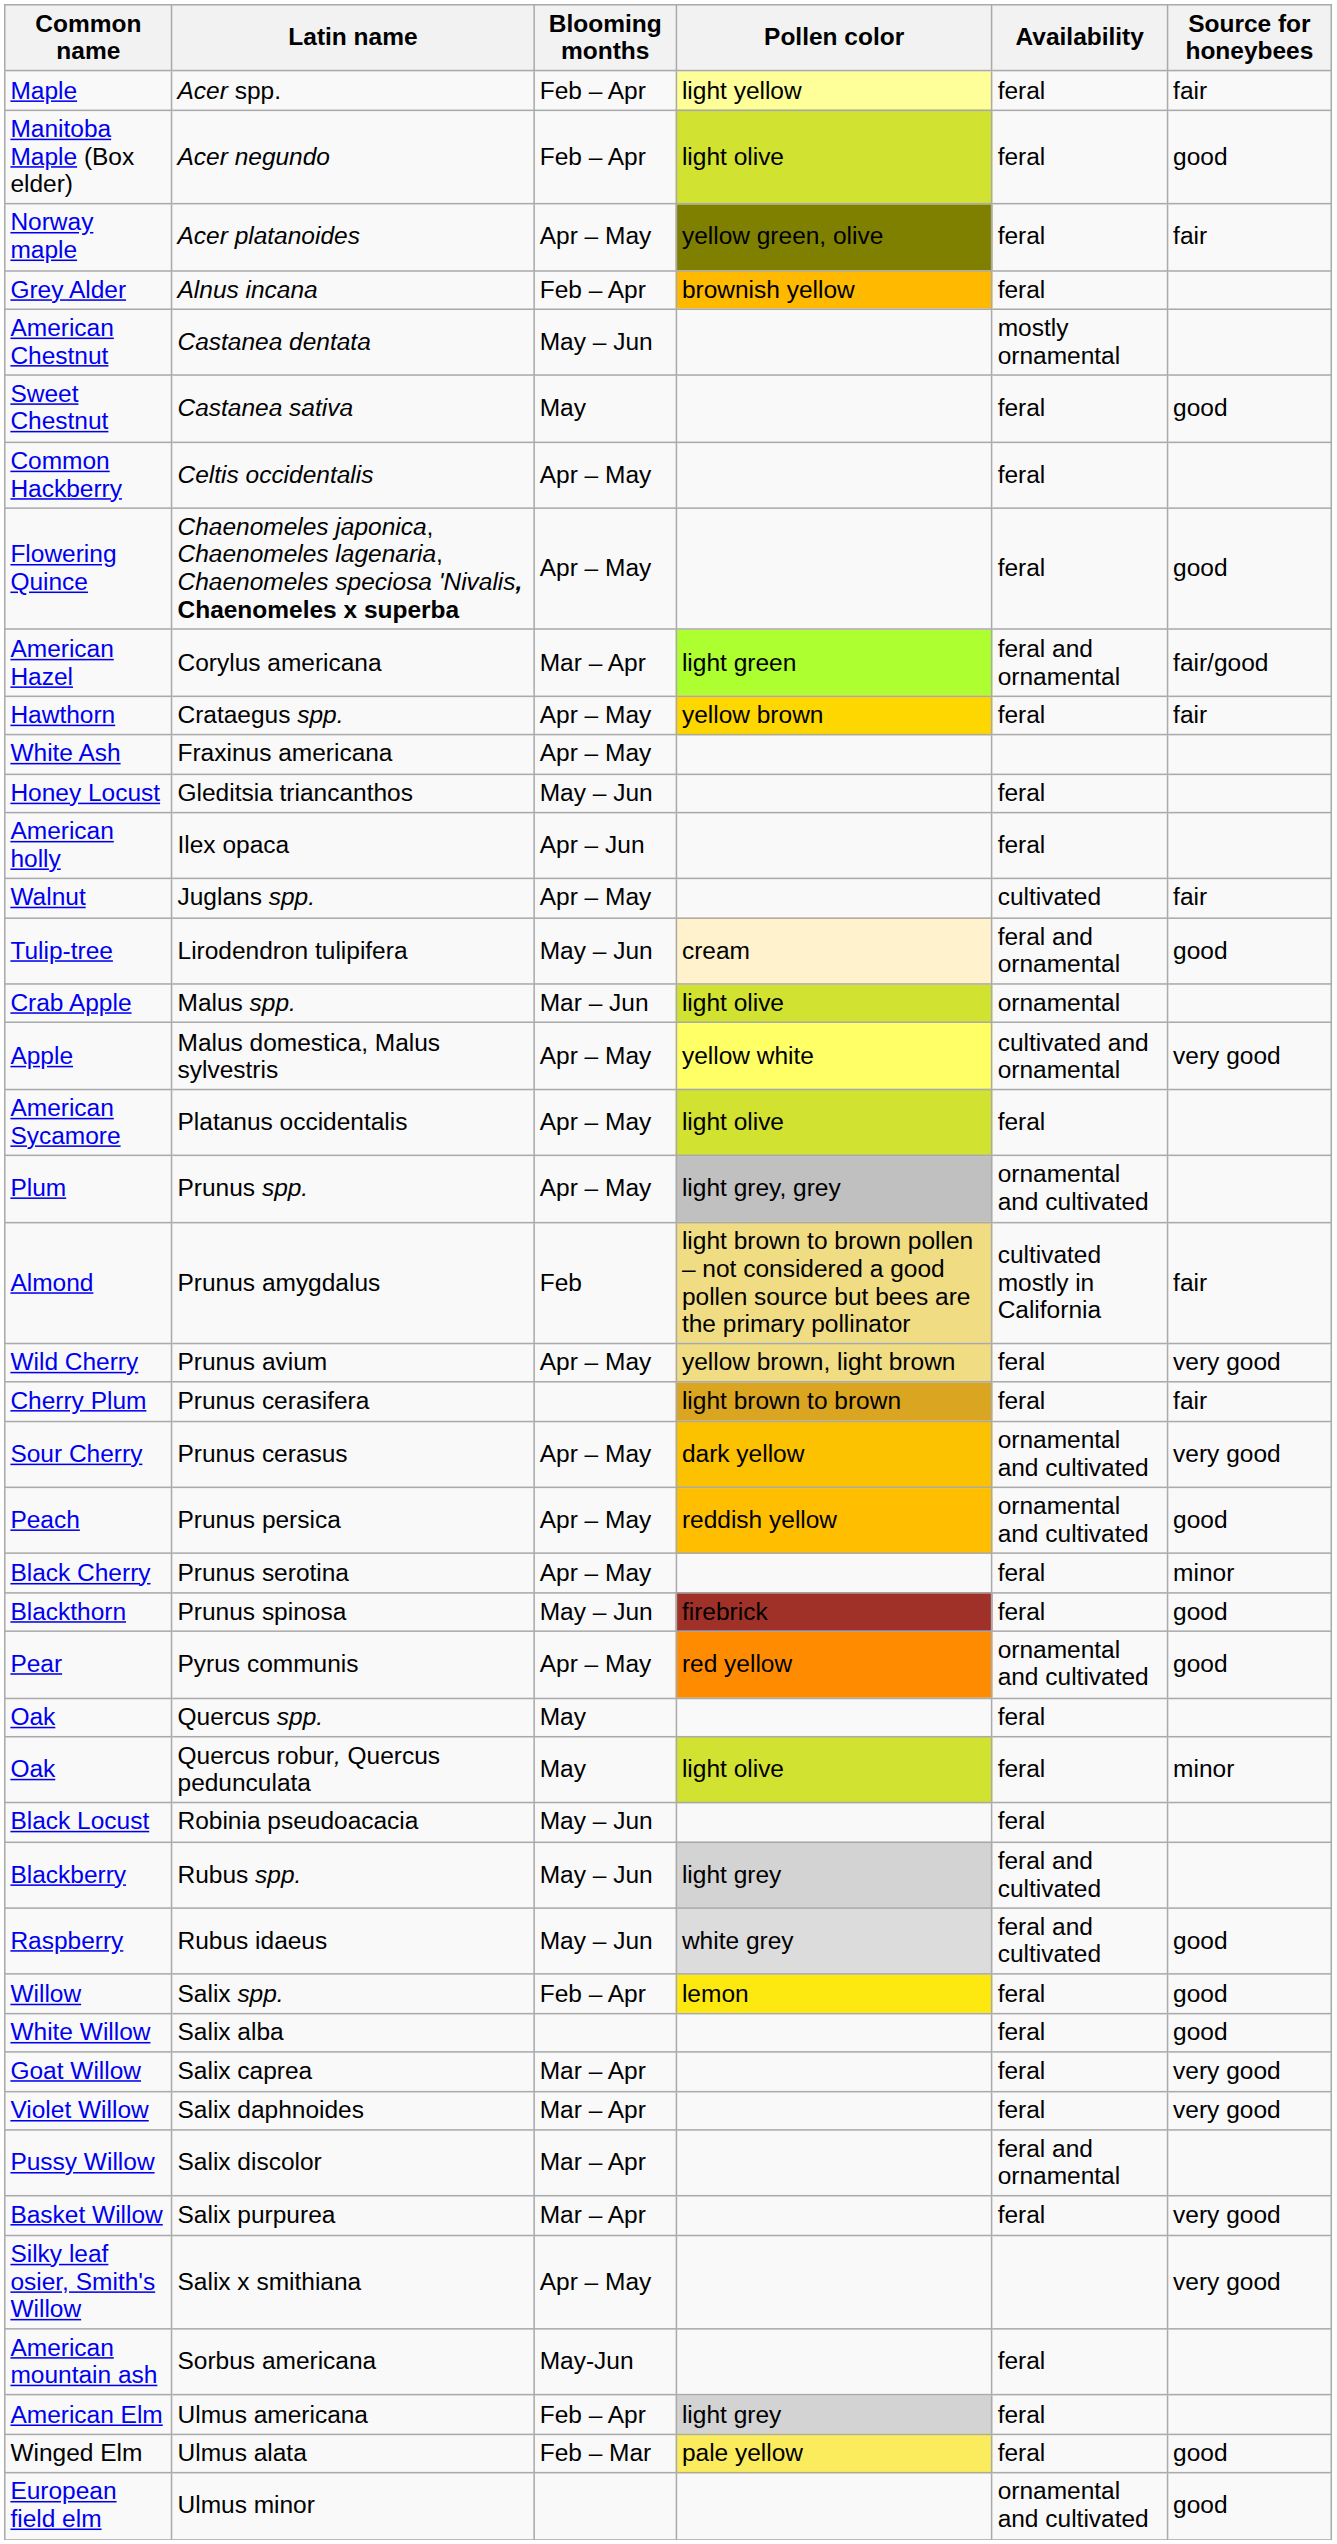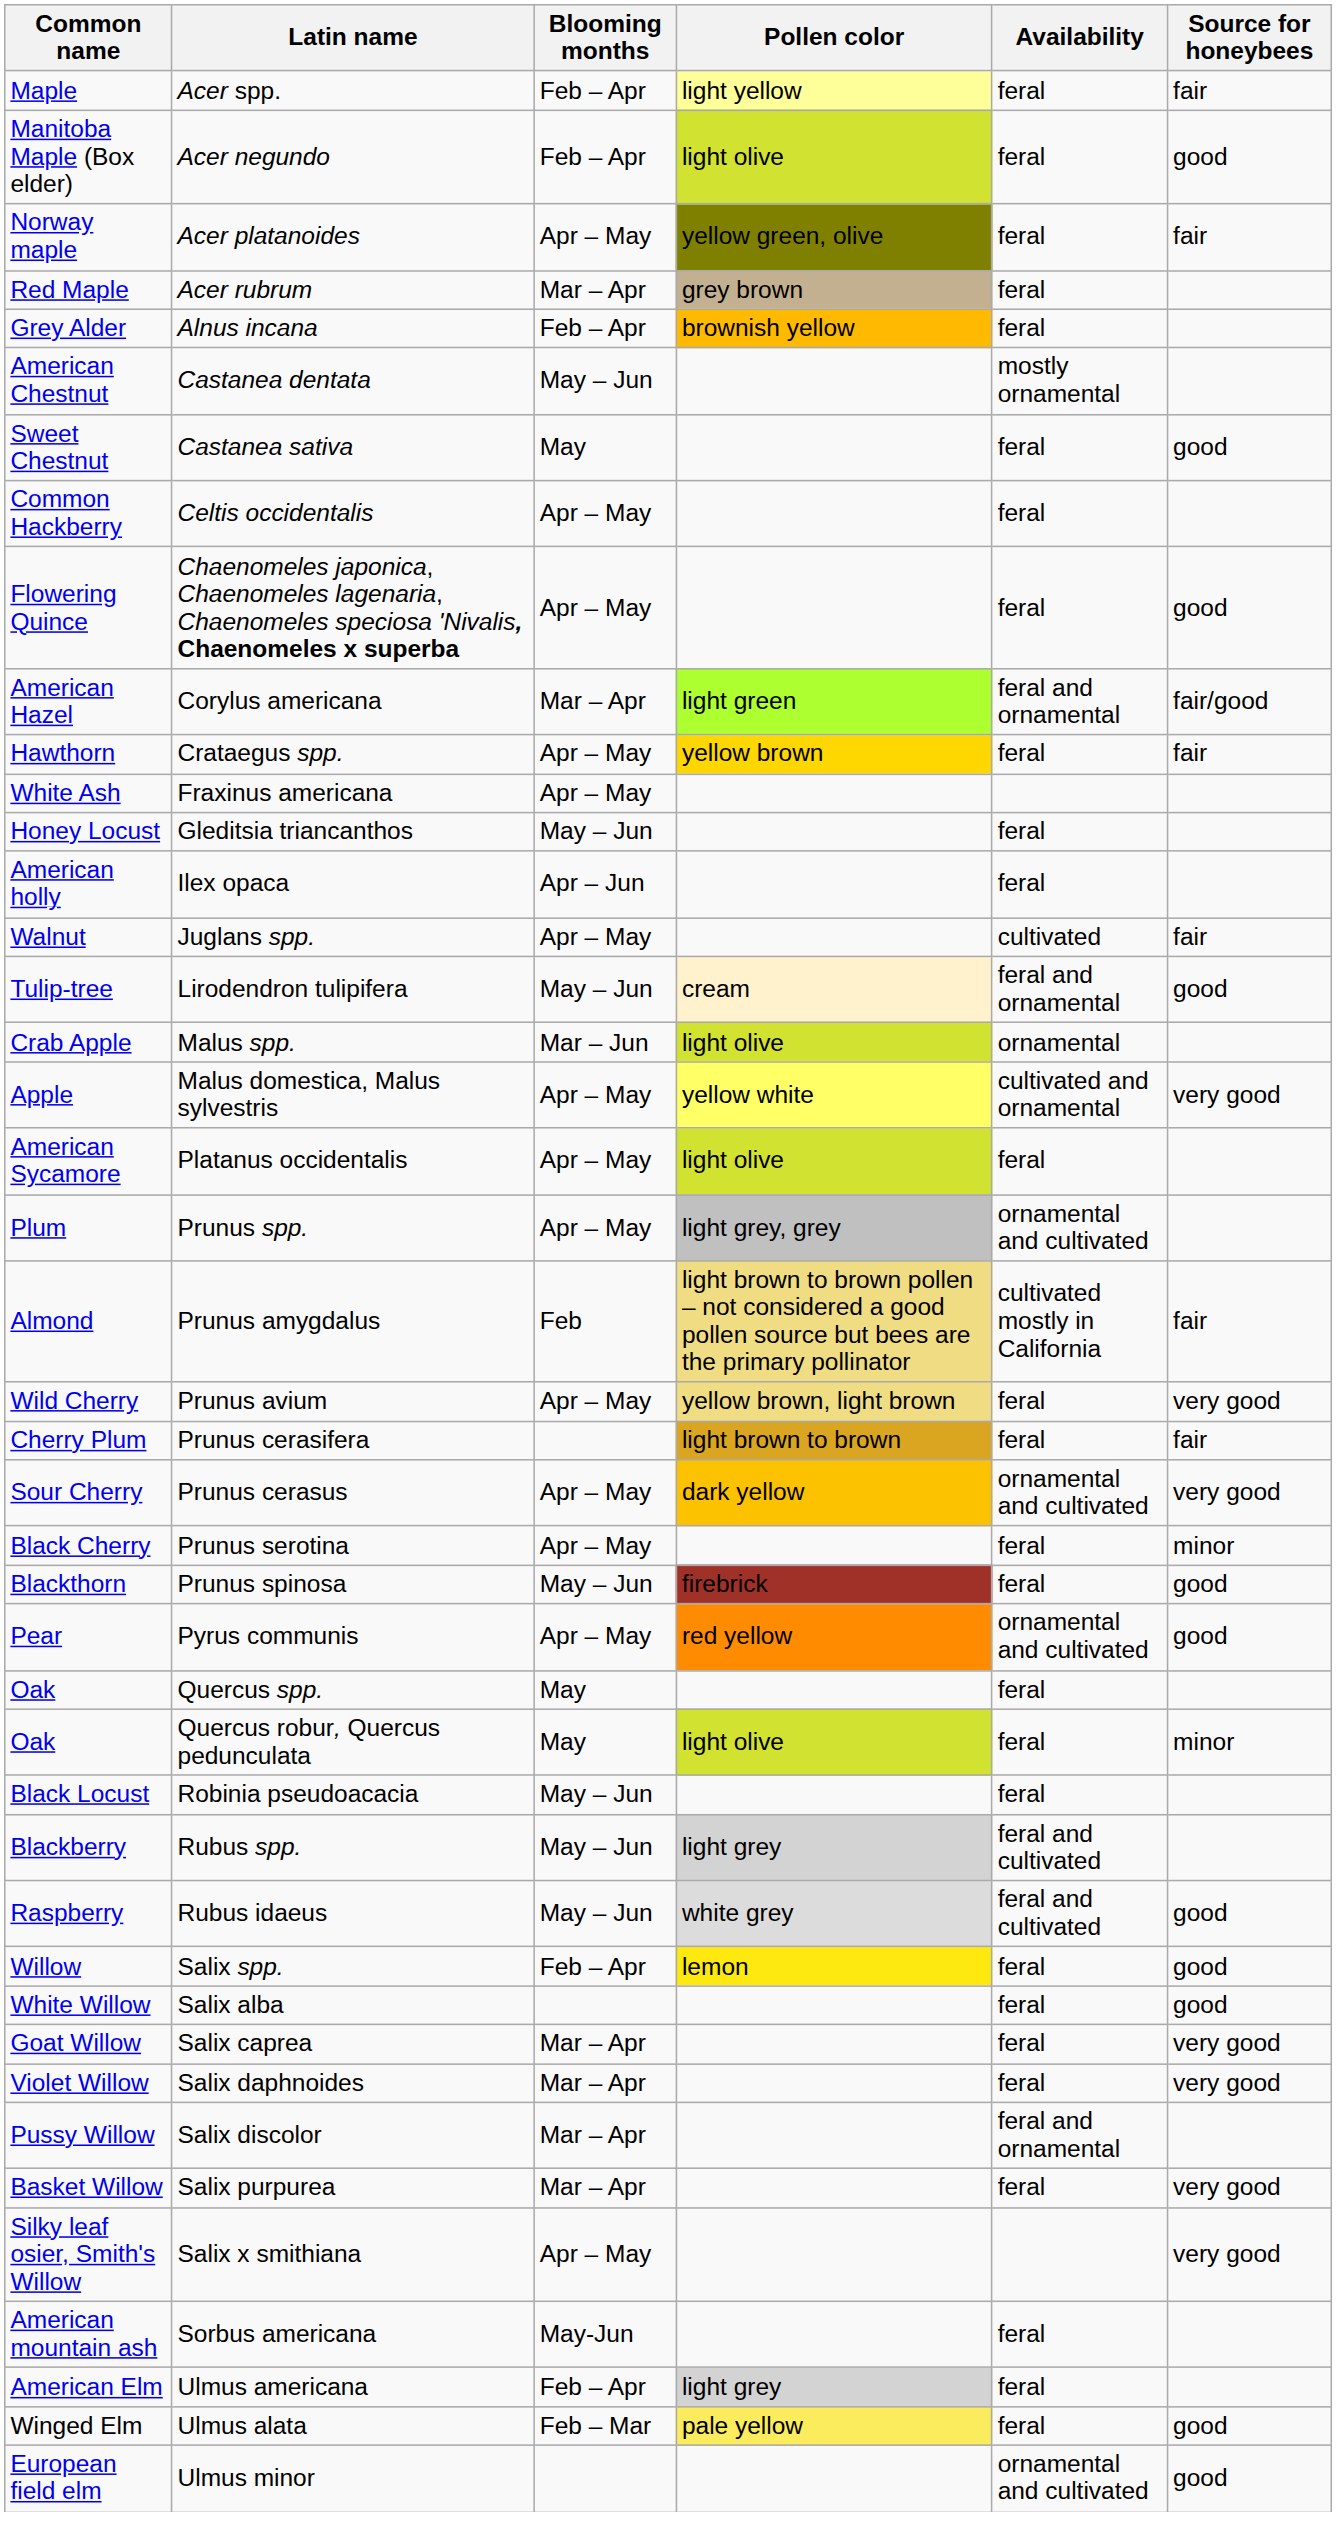+ row: (245, 289)
- row: (259, 1520)
